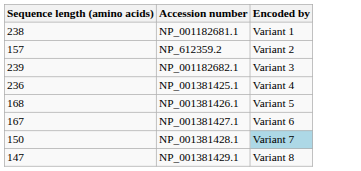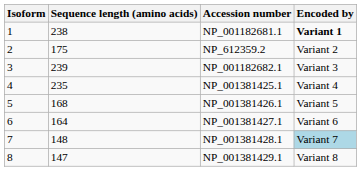+ column: (26, 13)
(274, 31) normal -> (319, 31) bold
(15, 49) 157 -> (59, 49) 175
(15, 85) 236 -> (59, 85) 235
(15, 121) 167 -> (59, 121) 164
(15, 139) 150 -> (59, 139) 148
